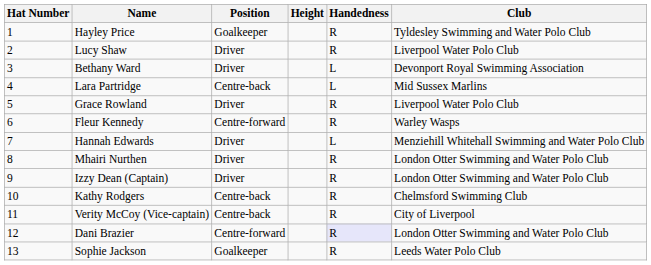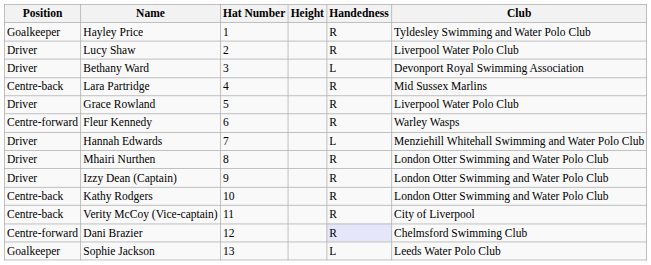columns swapped: (38, 13) <-> (250, 13)
(333, 86) L -> (333, 86) R
(461, 196) Chelmsford Swimming Club -> (501, 196) London Otter Swimming and Water Polo Club
(501, 232) London Otter Swimming and Water Polo Club -> (461, 232) Chelmsford Swimming Club
(333, 251) R -> (333, 251) L
